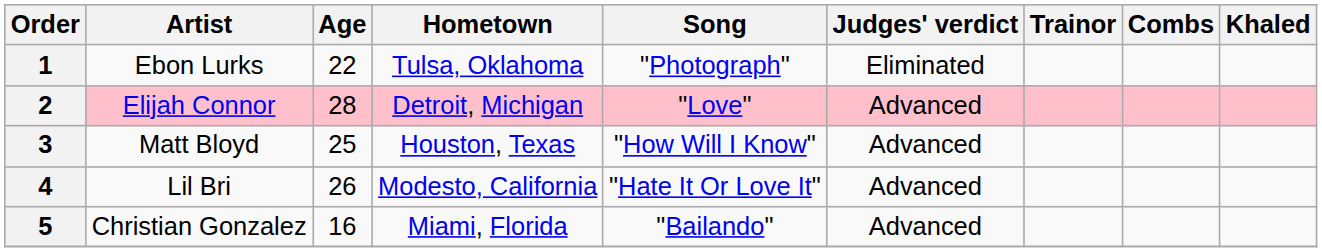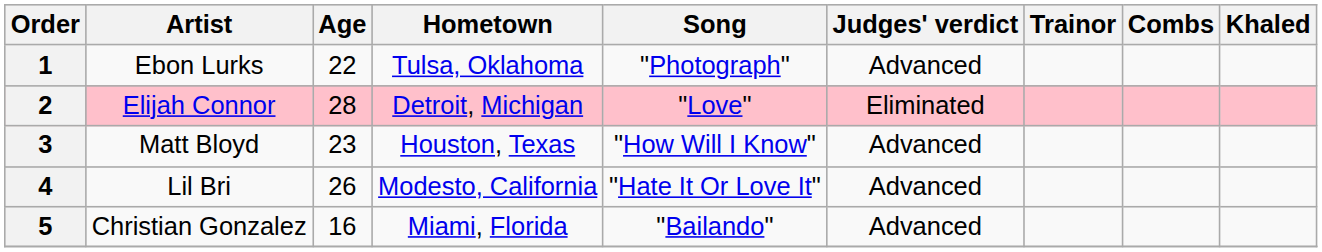(925, 65) Eliminated -> (925, 65) Advanced
(925, 105) Advanced -> (925, 105) Eliminated
(342, 145) 25 -> (342, 145) 23
